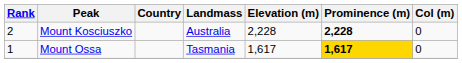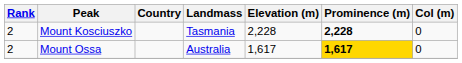(208, 31) Australia -> (211, 31) Tasmania
(10, 49) 1 -> (10, 49) 2
(211, 49) Tasmania -> (208, 49) Australia
